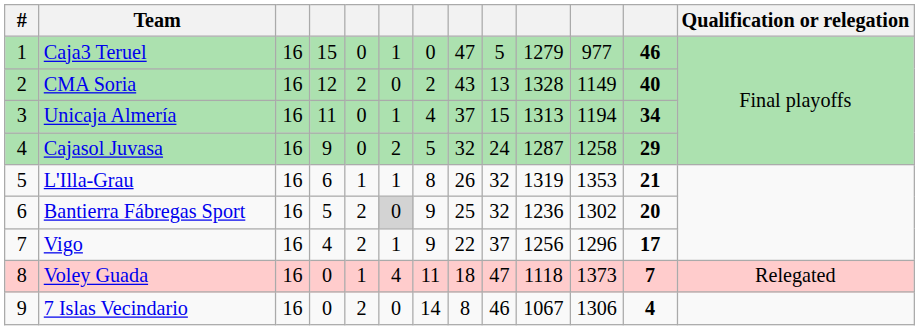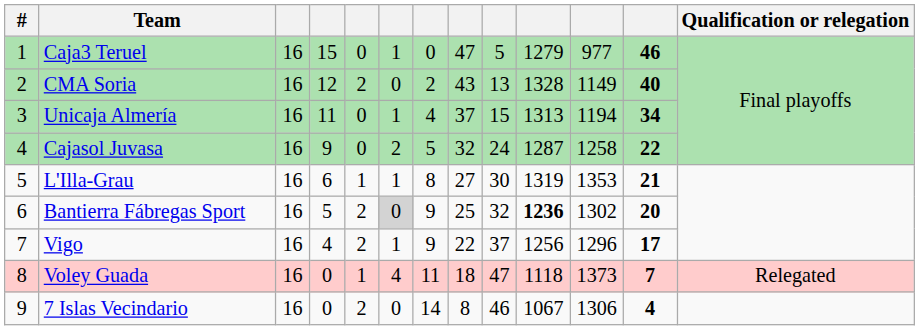(650, 148) 29 -> (650, 148) 22
(465, 180) 26 -> (465, 180) 27
(499, 180) 32 -> (499, 180) 30
(543, 212) normal -> (543, 212) bold
